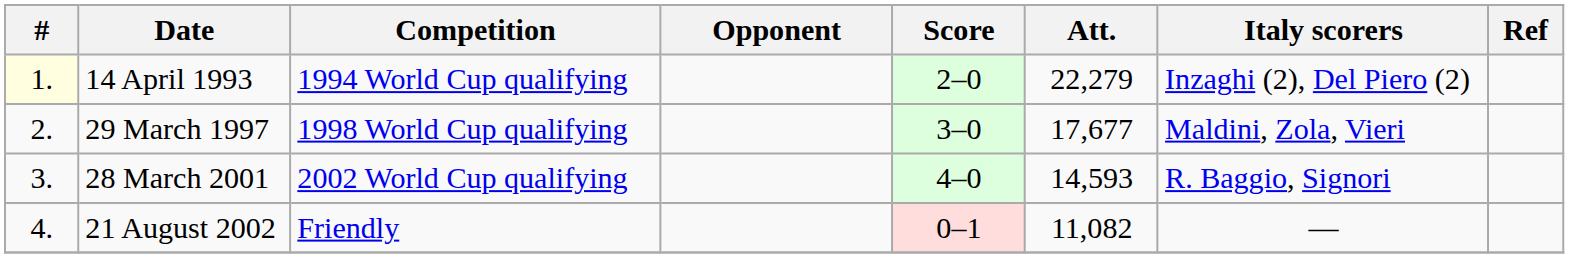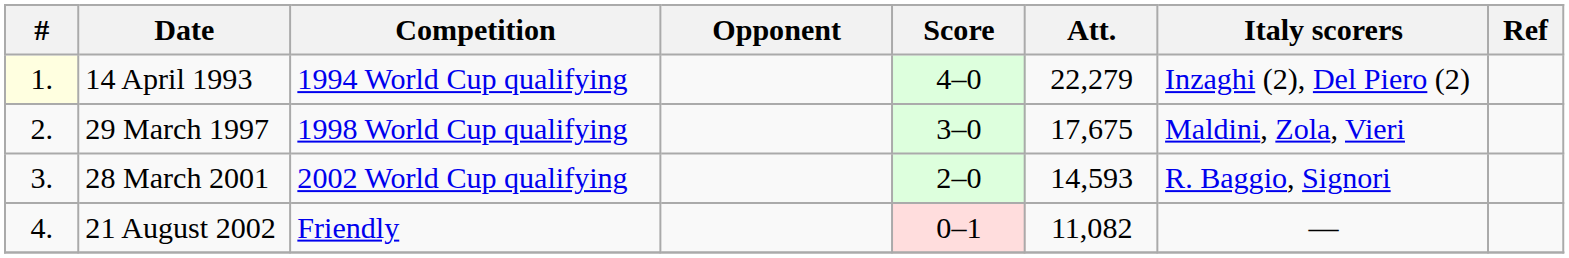(959, 79) 2–0 -> (959, 79) 4–0
(1092, 128) 17,677 -> (1092, 128) 17,675
(959, 178) 4–0 -> (959, 178) 2–0
